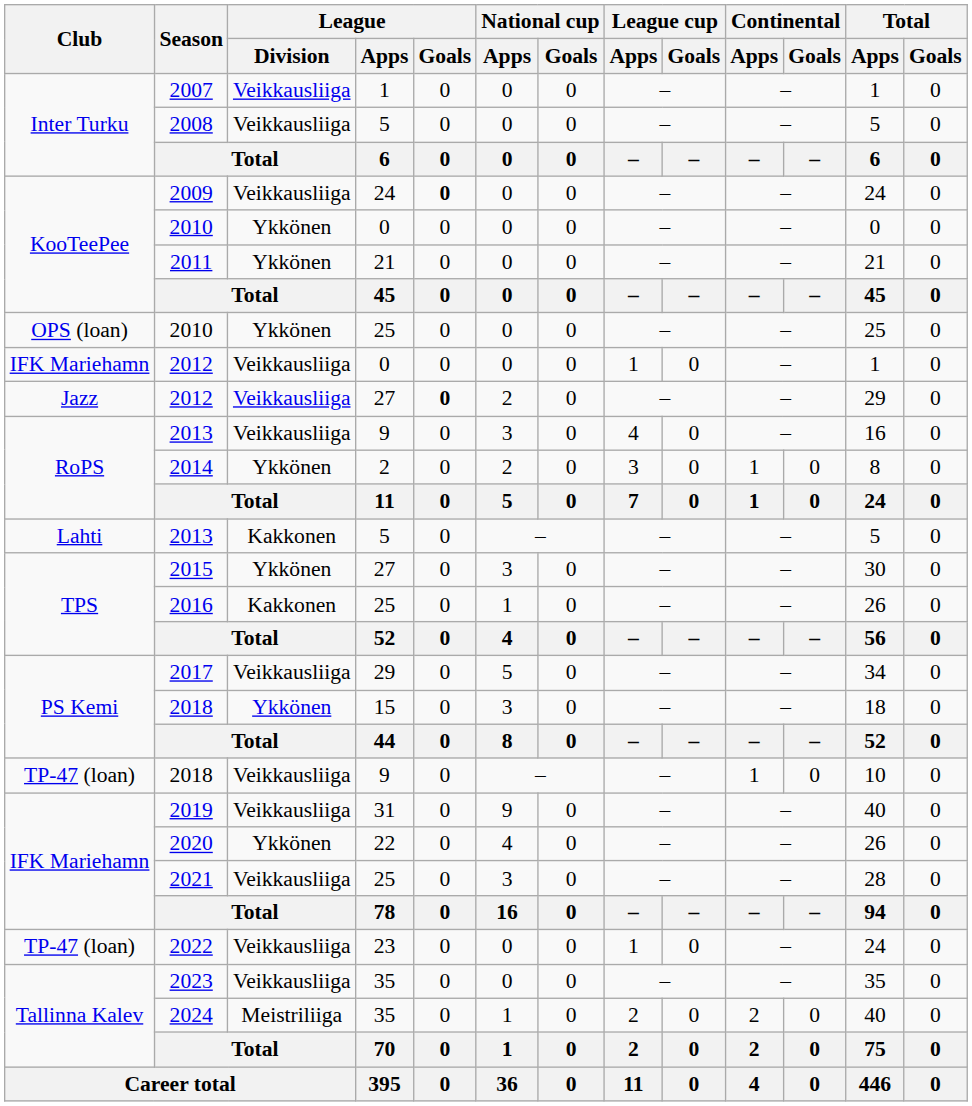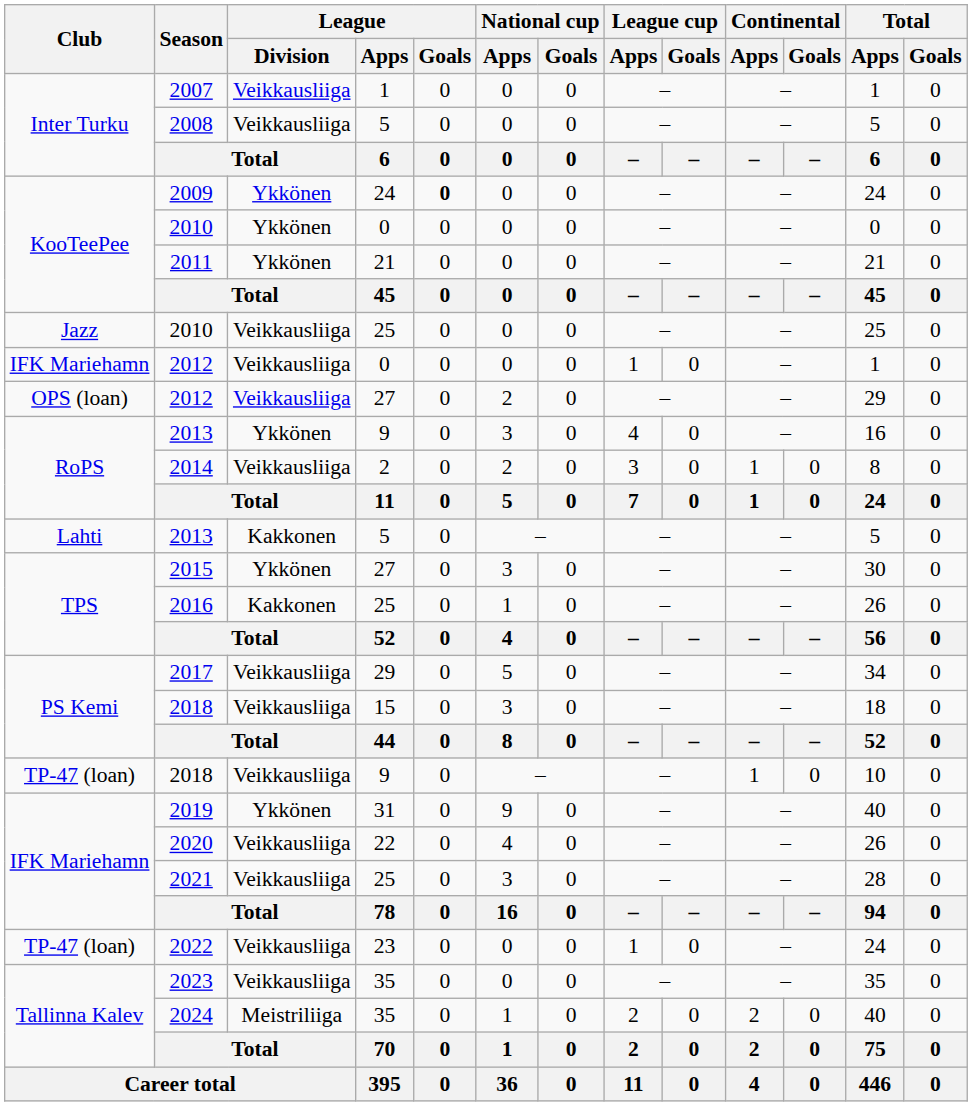(292, 192) Veikkausliiga -> (292, 192) Ykkönen
(80, 329) OPS (loan) -> (80, 329) Jazz
(292, 329) Ykkönen -> (292, 329) Veikkausliiga
(80, 398) Jazz -> (80, 398) OPS (loan)
(445, 398) bold -> (445, 398) normal
(292, 432) Veikkausliiga -> (292, 432) Ykkönen
(292, 466) Ykkönen -> (292, 466) Veikkausliiga
(292, 706) Ykkönen -> (292, 706) Veikkausliiga
(292, 809) Veikkausliiga -> (292, 809) Ykkönen
(292, 843) Ykkönen -> (292, 843) Veikkausliiga
